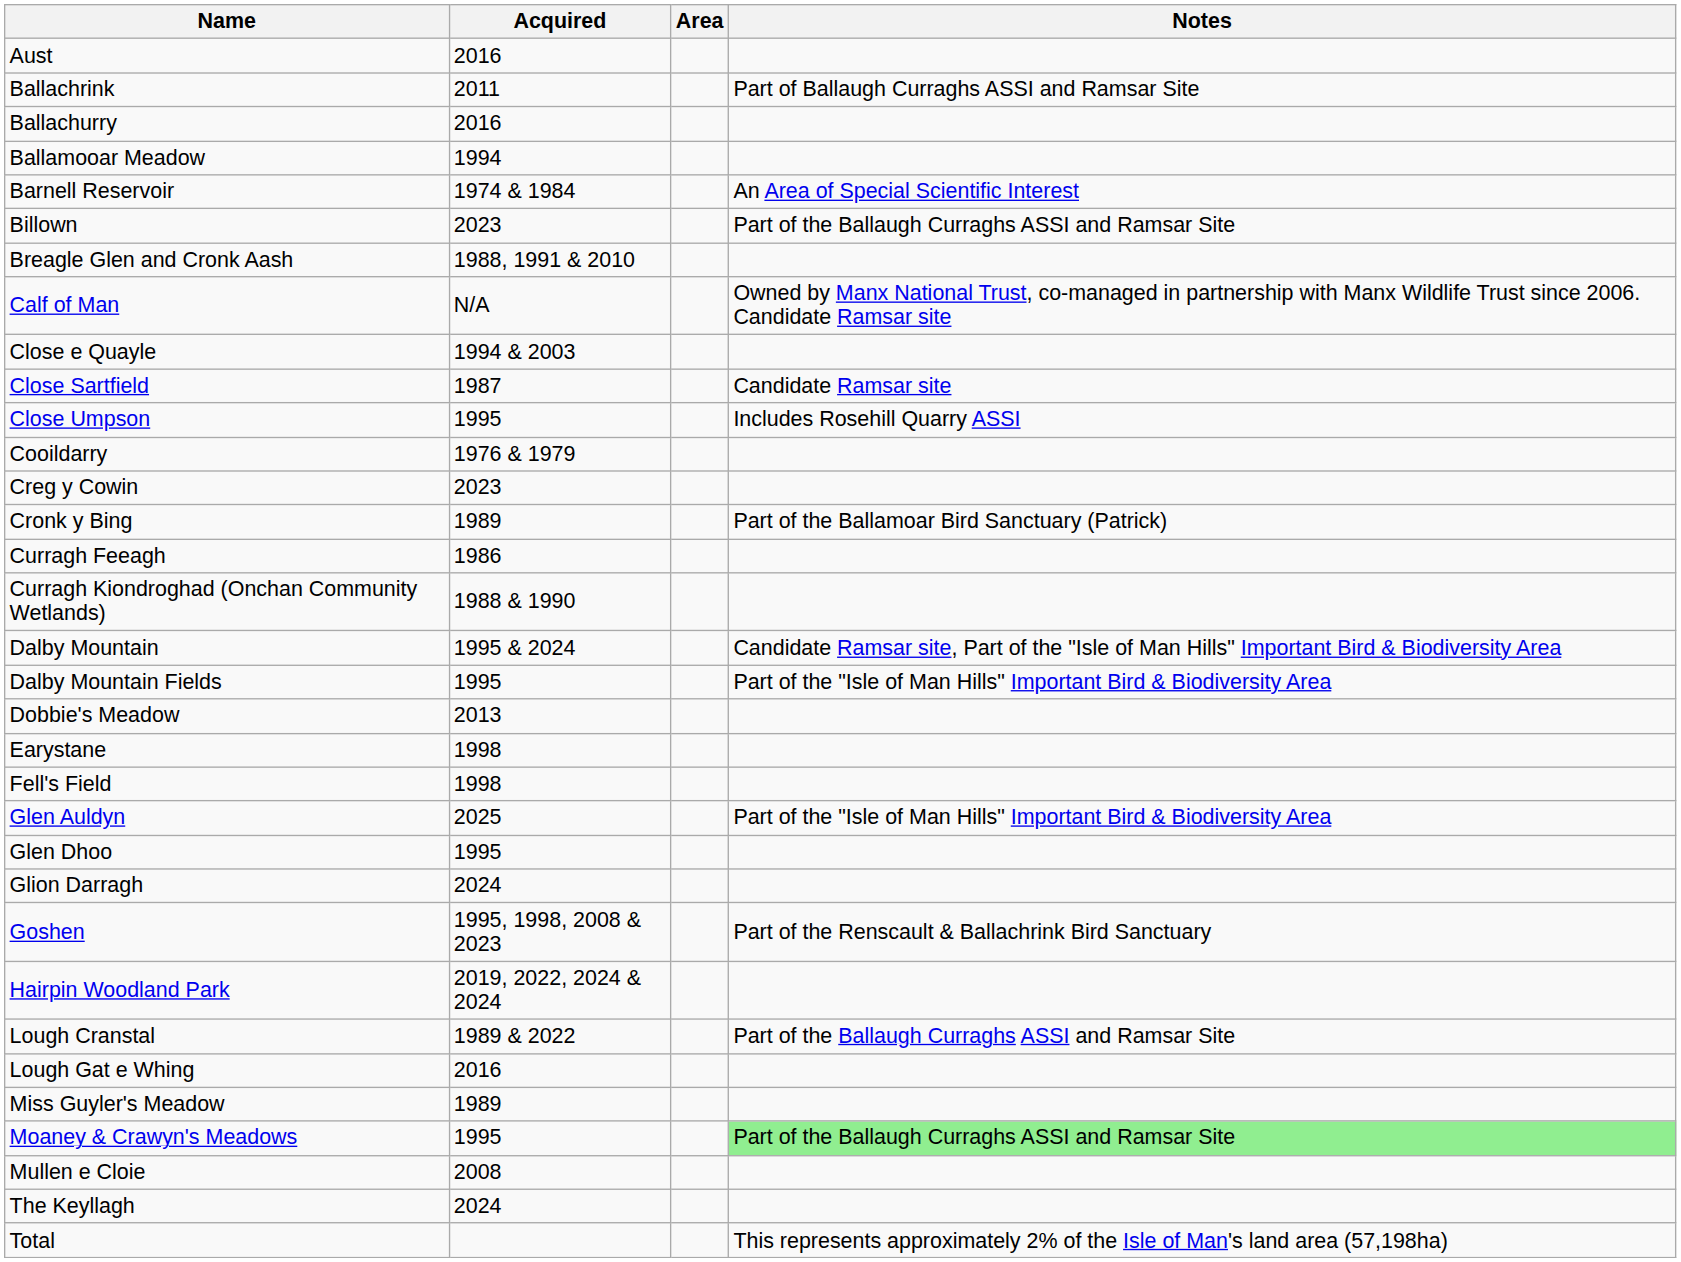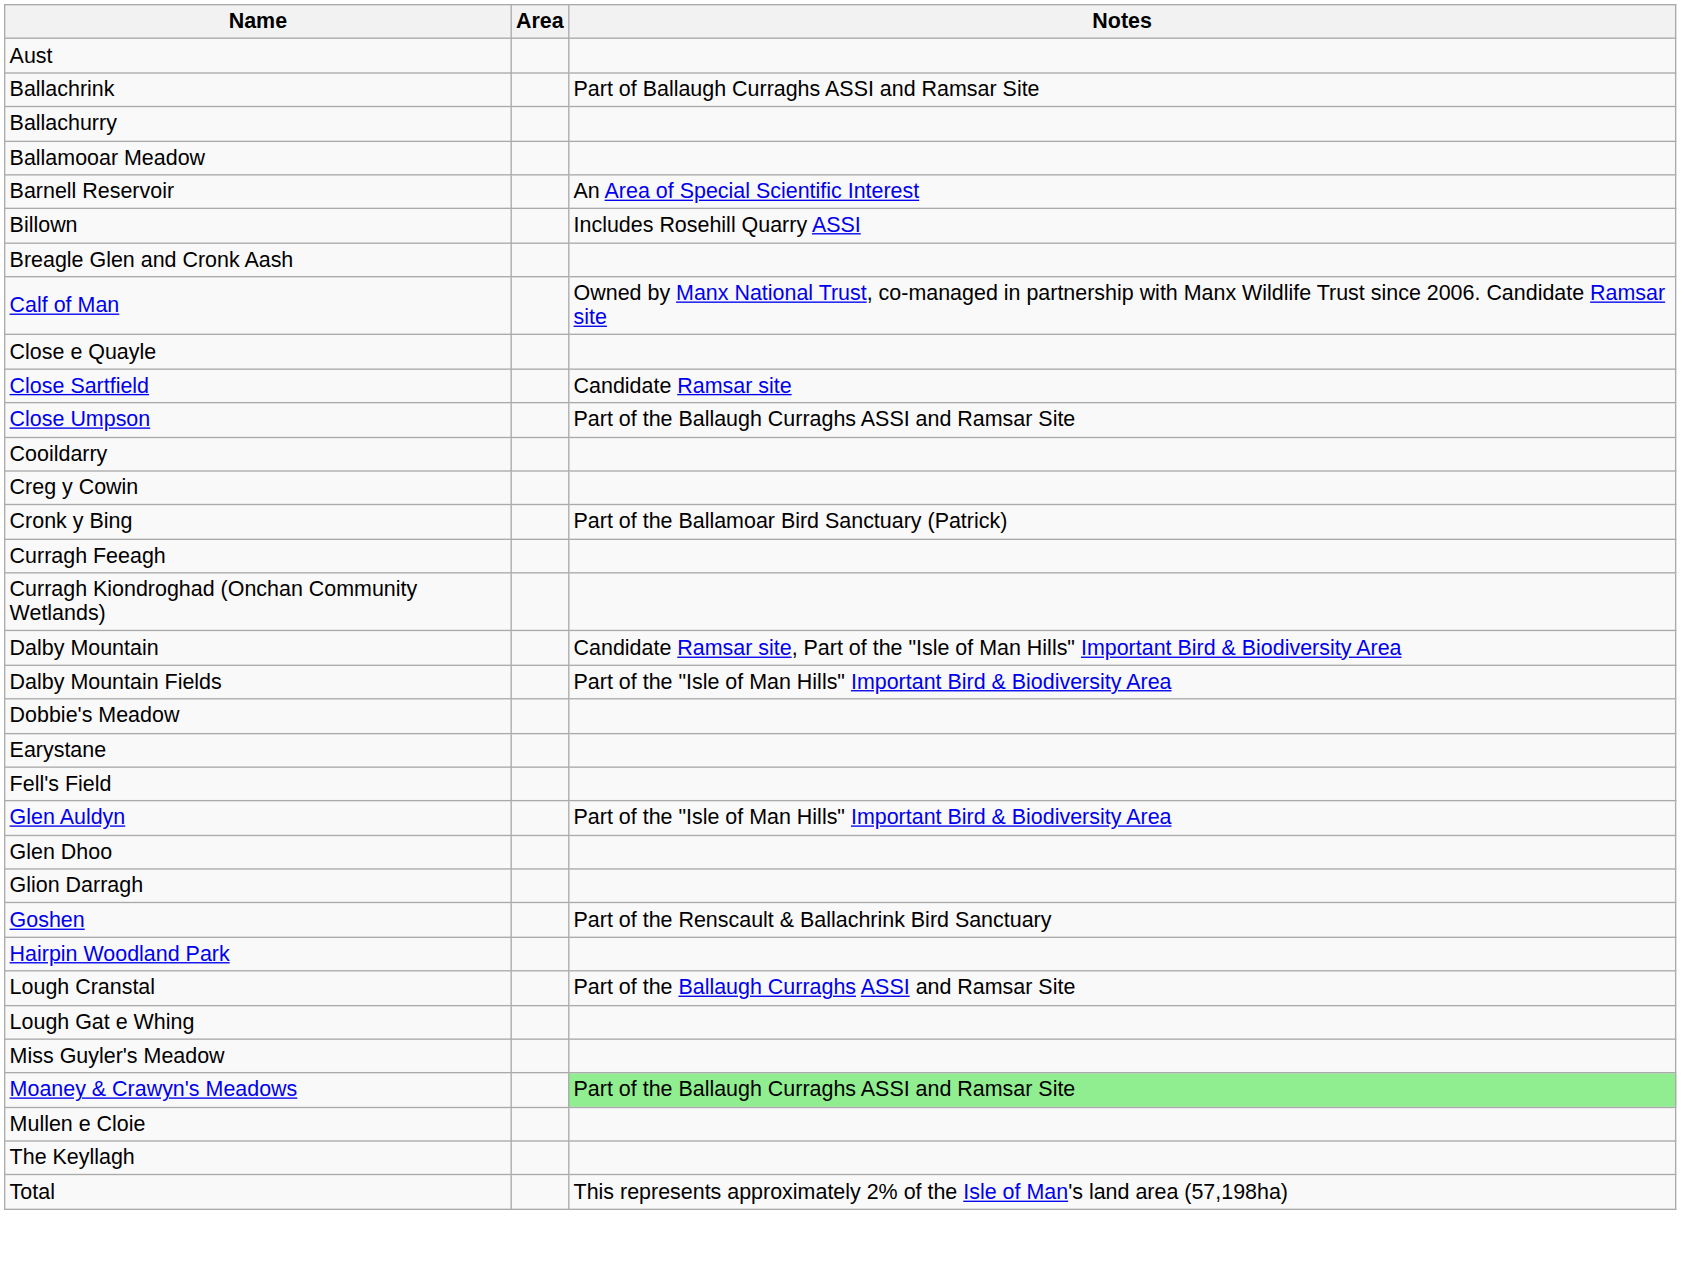- column: (560, 21)
(984, 225) Part of the Ballaugh Curraghs ASSI and Ramsar Site -> (717, 225) Includes Rosehill Quarry ASSI
(877, 419) Includes Rosehill Quarry ASSI -> (824, 419) Part of the Ballaugh Curraghs ASSI and Ramsar Site
